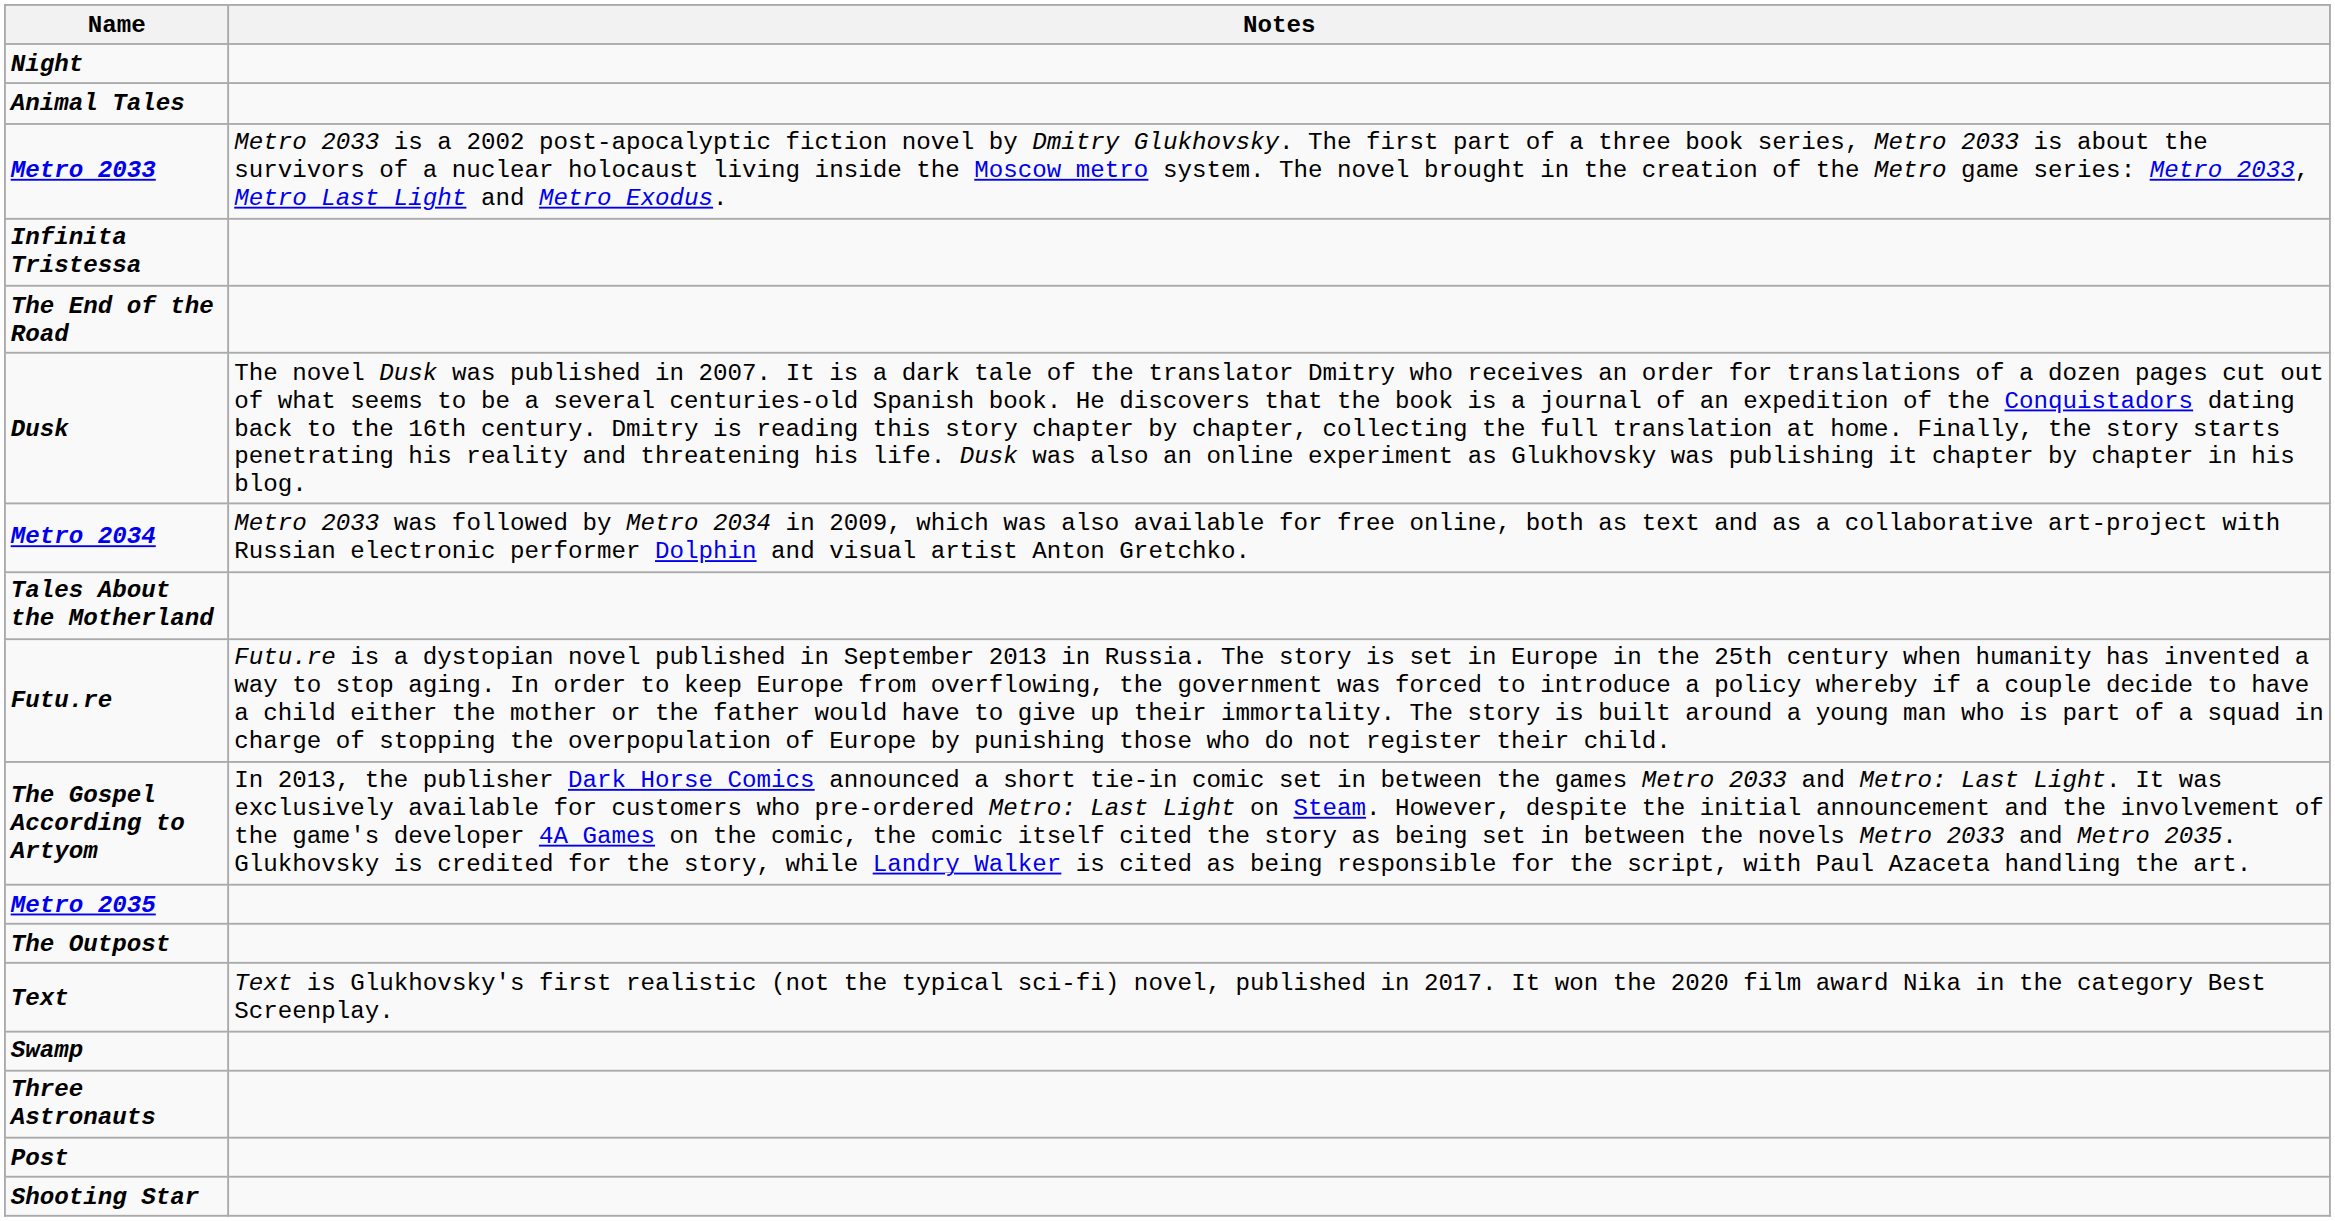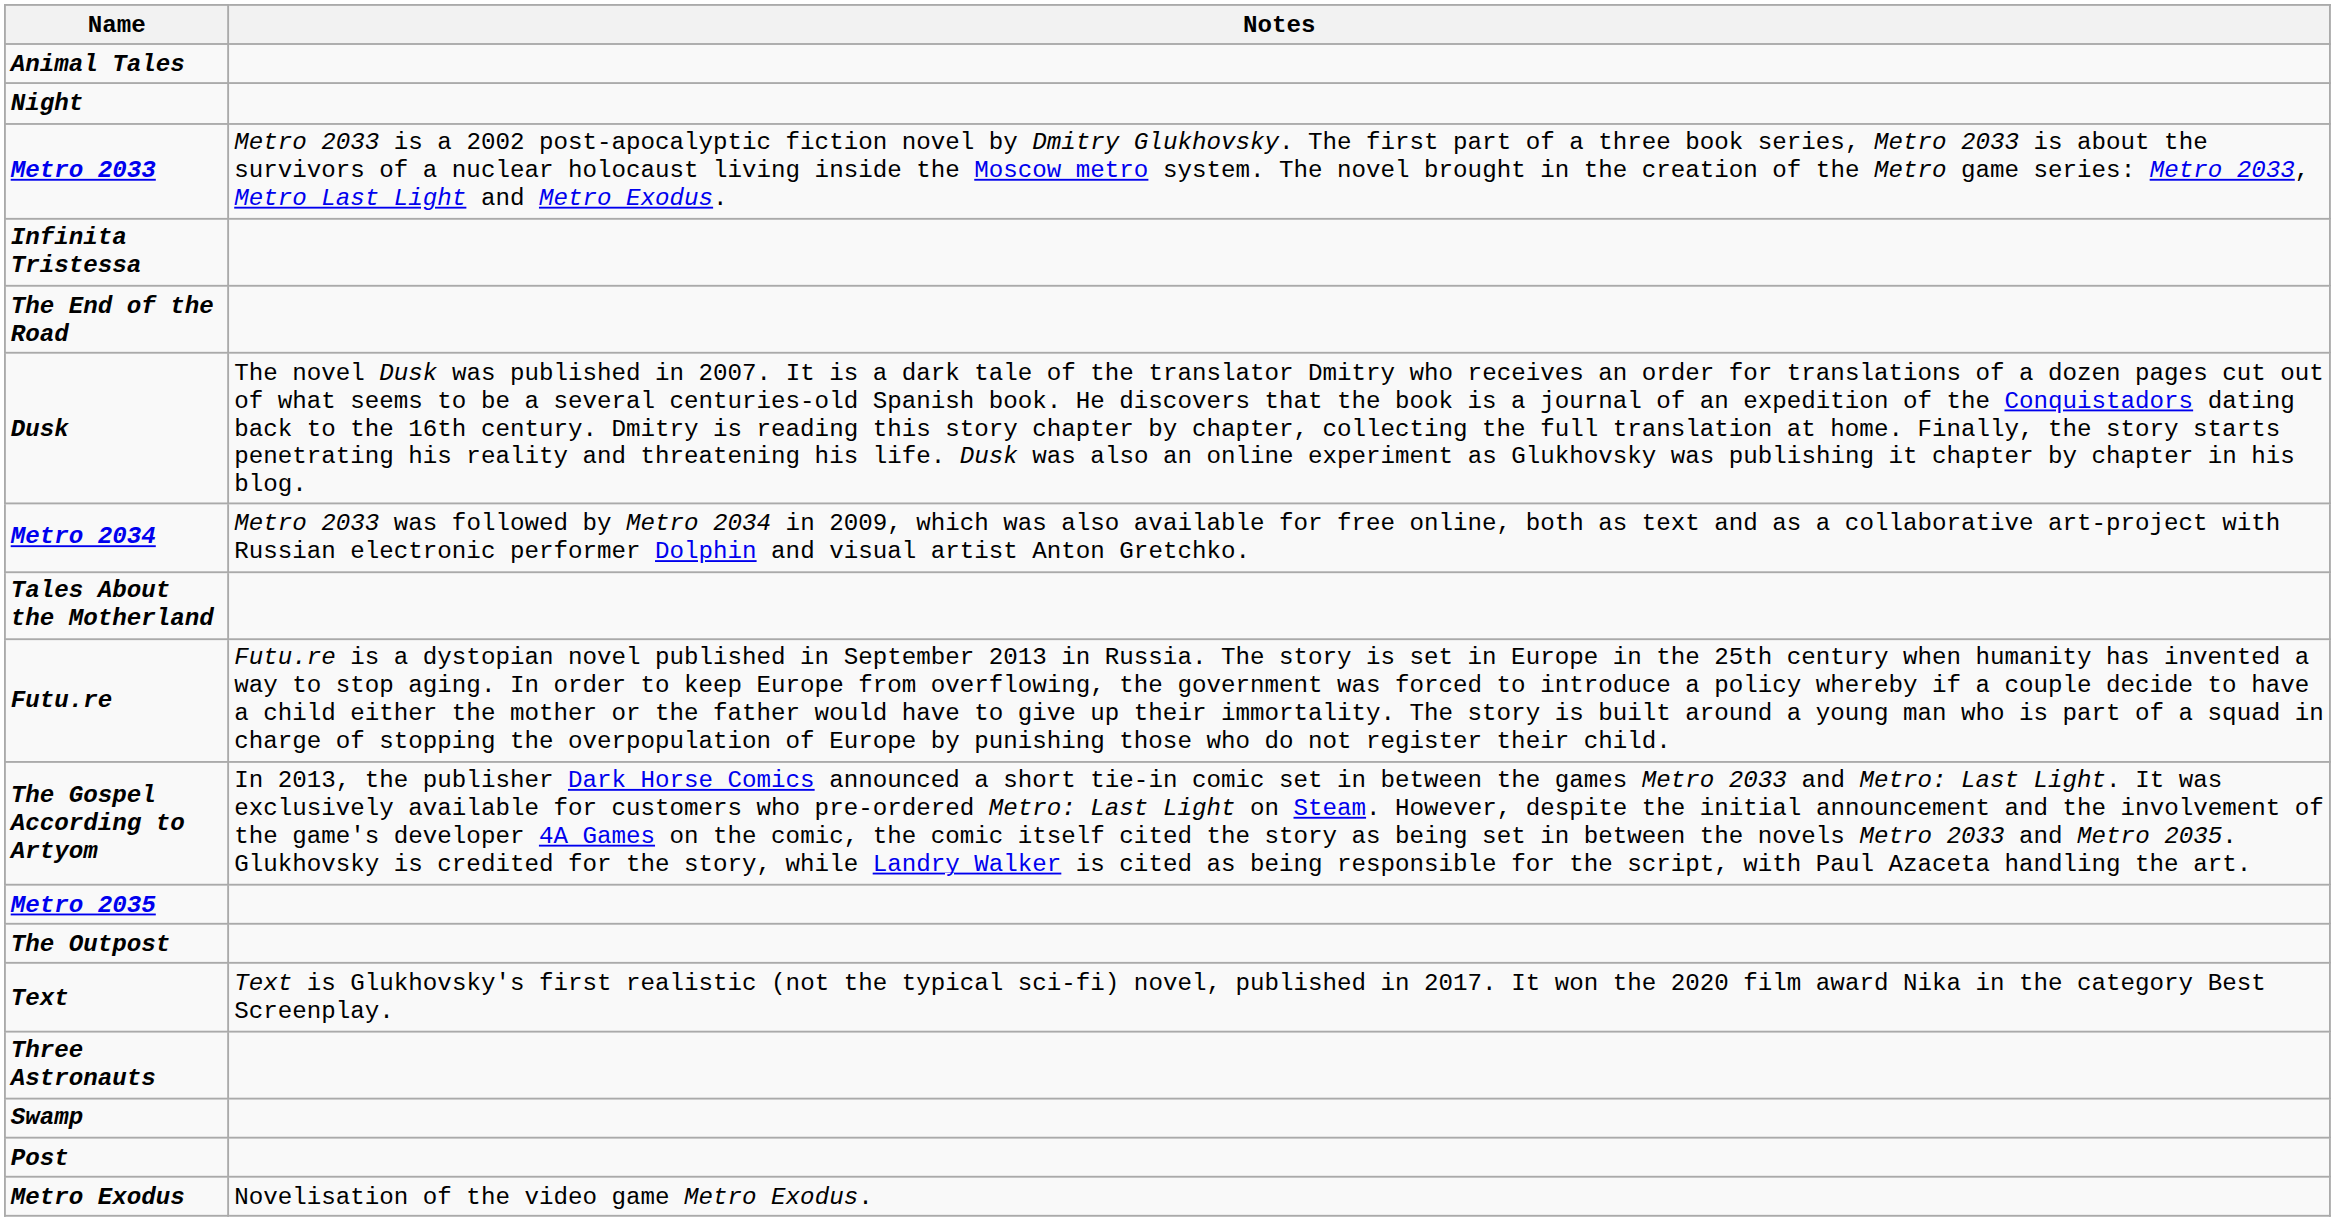rows swapped: (47, 64) <-> (98, 103)
rows swapped: (83, 1104) <-> (47, 1051)
+ row: (98, 1197)
- row: (105, 1197)
